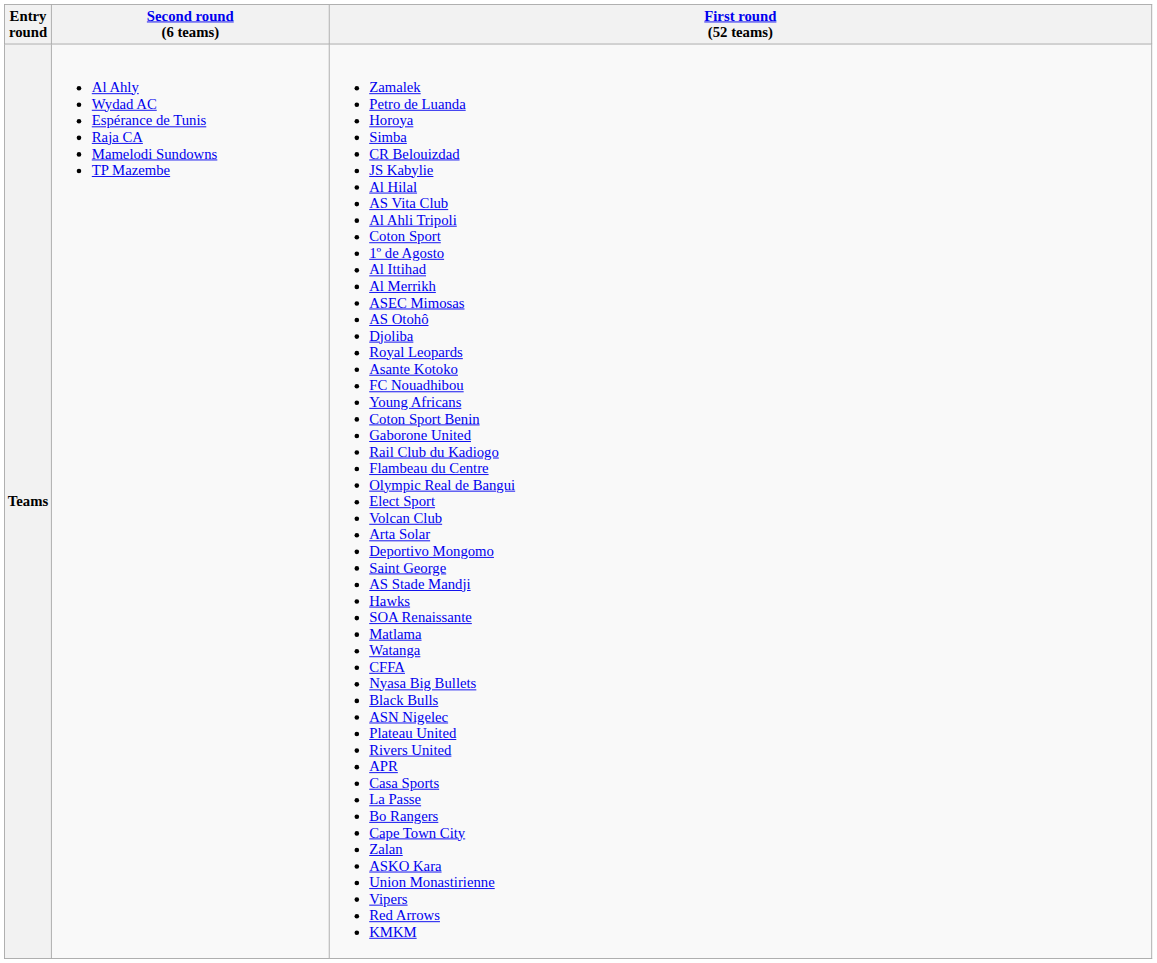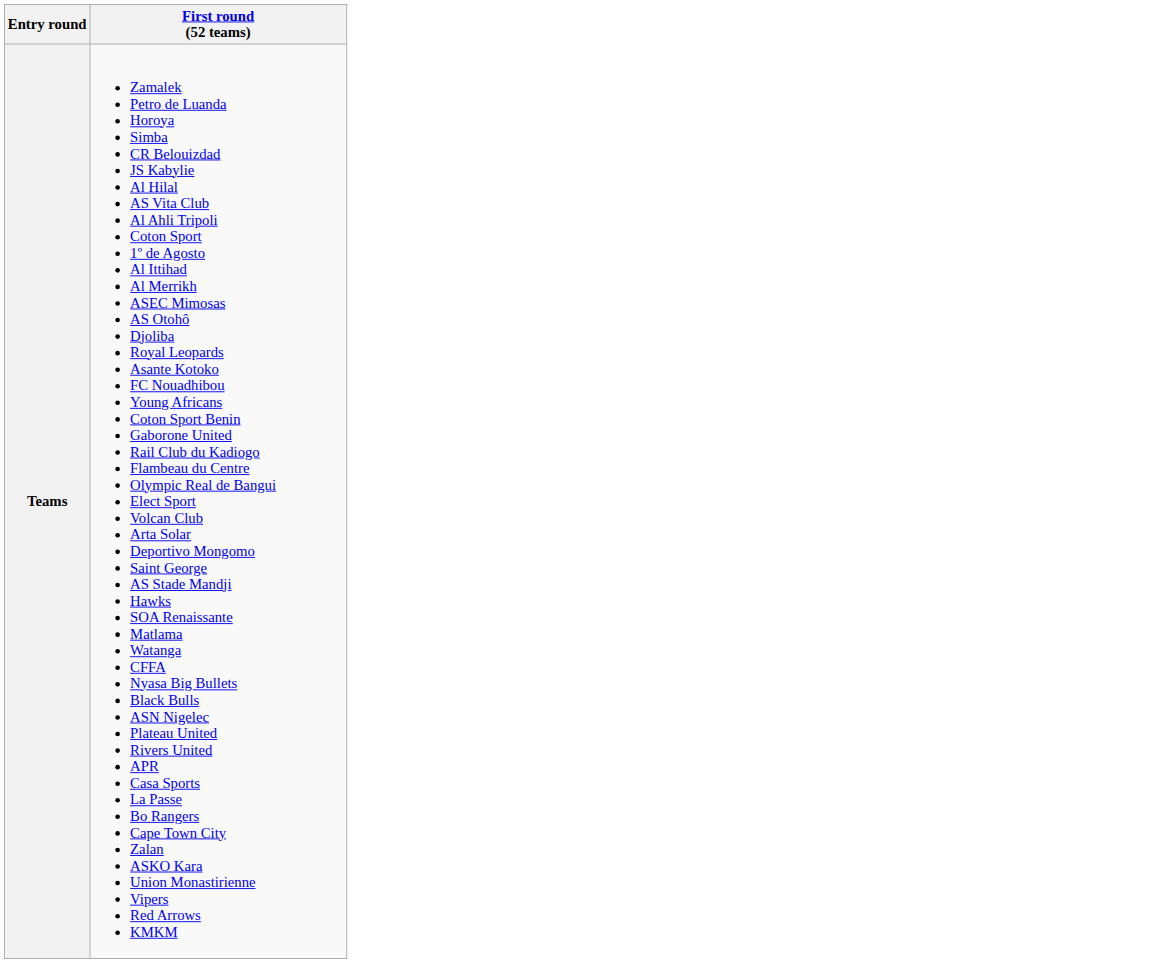- column: (190, 24)
